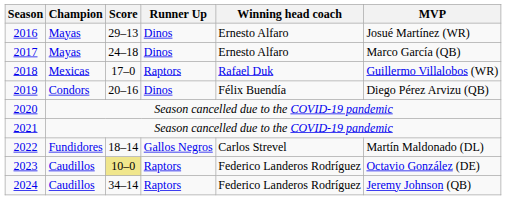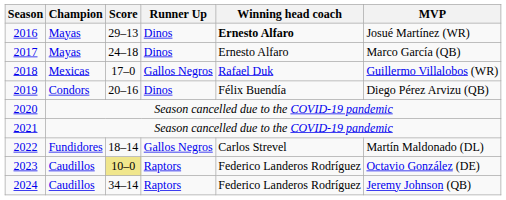(253, 33) normal -> (256, 33) bold
(162, 71) Raptors -> (178, 71) Gallos Negros
